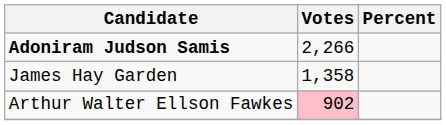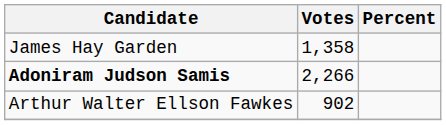rows swapped: (119, 48) <-> (93, 76)
(338, 105) pink background -> (338, 105) no background
